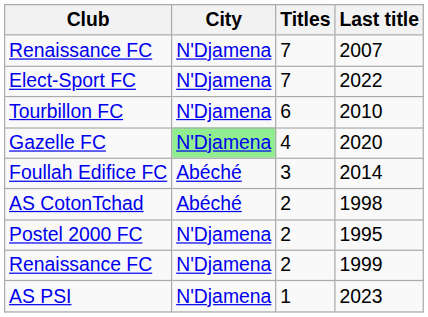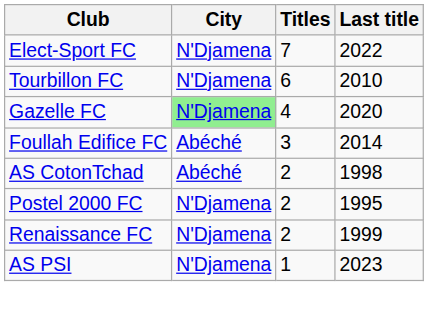- row: (361, 50)
